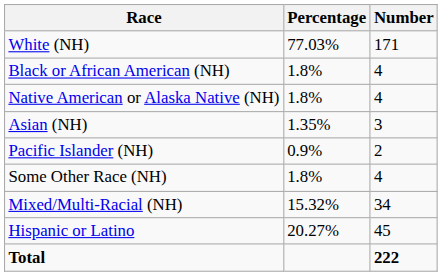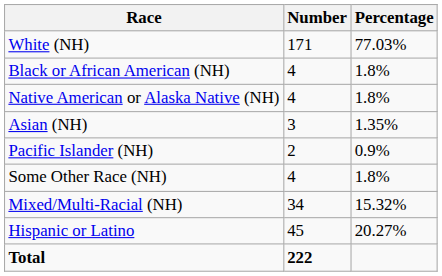columns swapped: (404, 17) <-> (327, 17)
